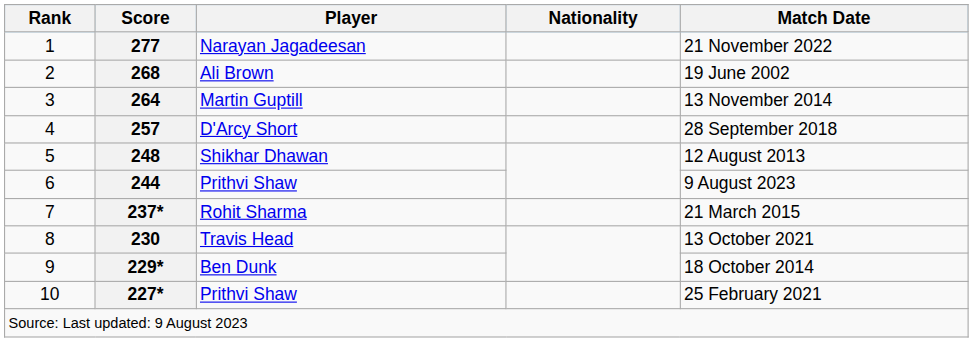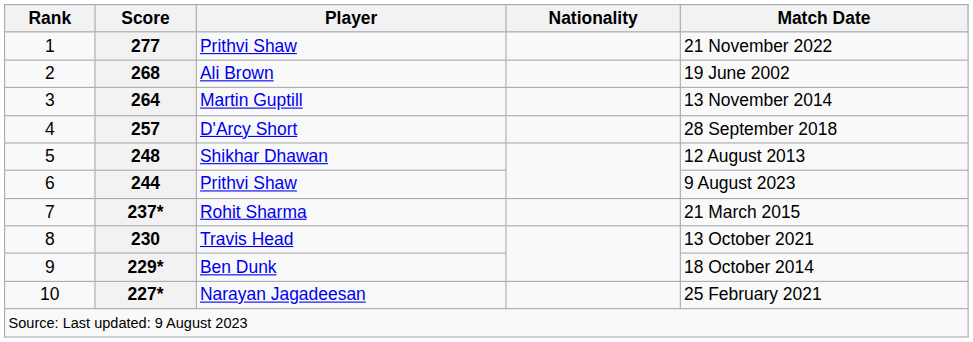(283, 45) Narayan Jagadeesan -> (248, 45) Prithvi Shaw
(248, 294) Prithvi Shaw -> (283, 294) Narayan Jagadeesan
